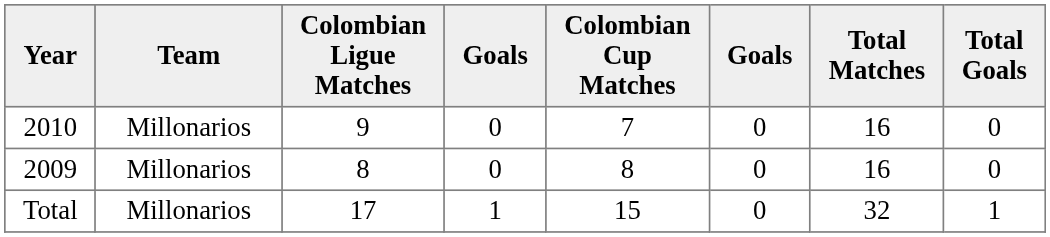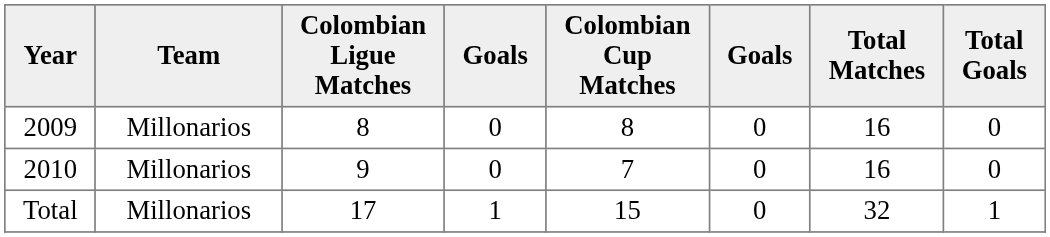rows swapped: (50, 168) <-> (50, 127)
